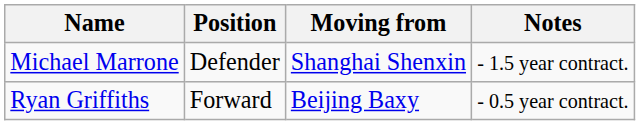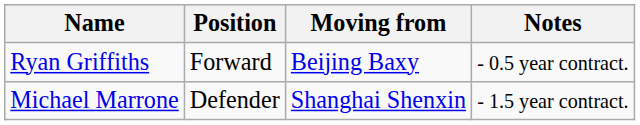rows swapped: (80, 100) <-> (95, 61)
